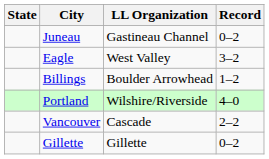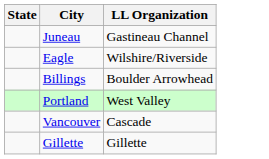- column: (240, 15)
(138, 57) West Valley -> (157, 57) Wilshire/Riverside
(157, 100) Wilshire/Riverside -> (138, 100) West Valley
